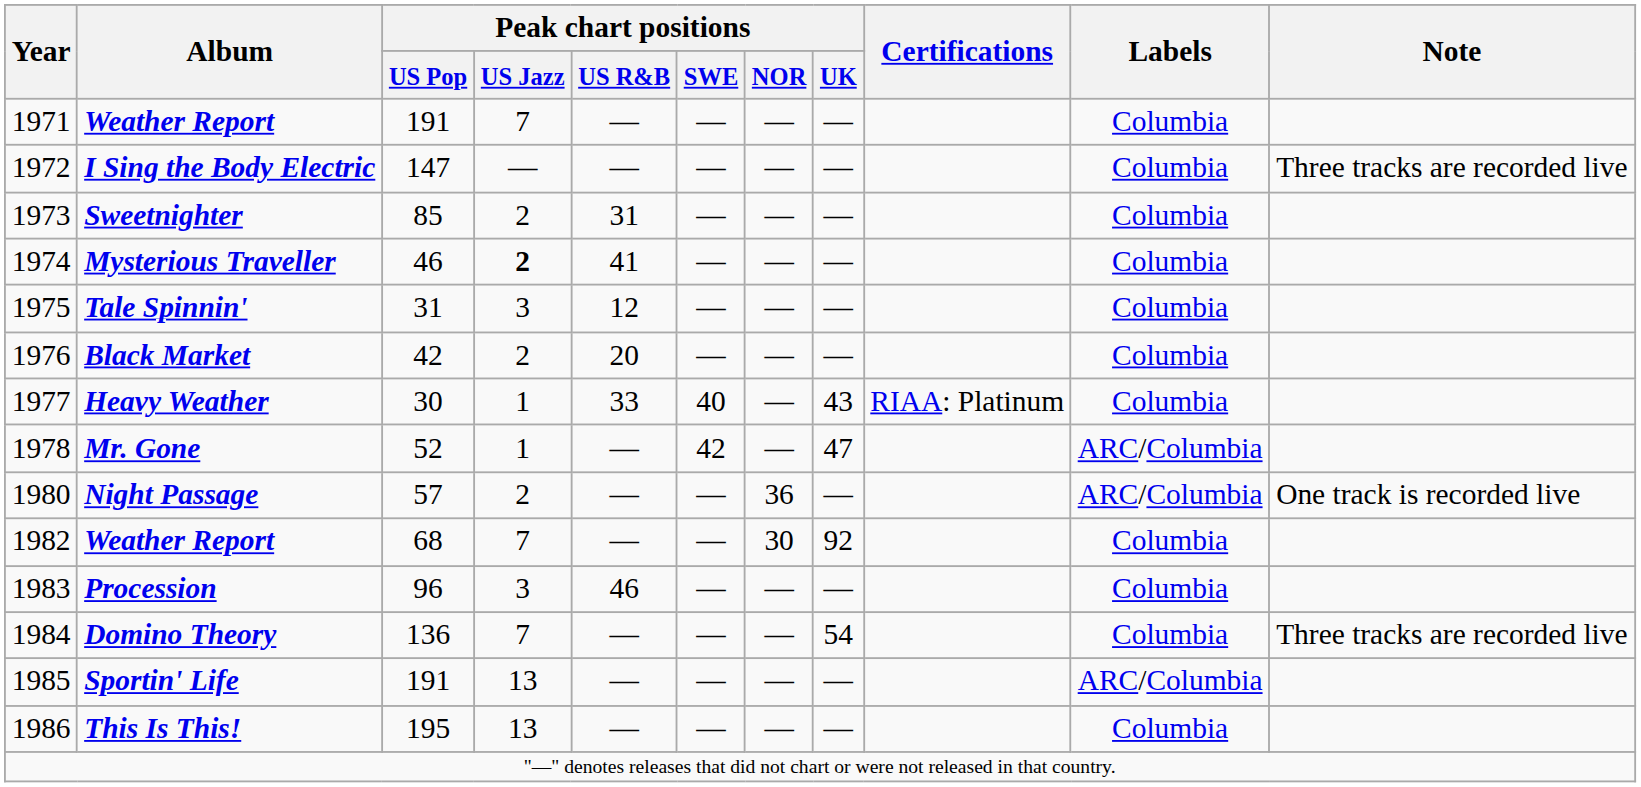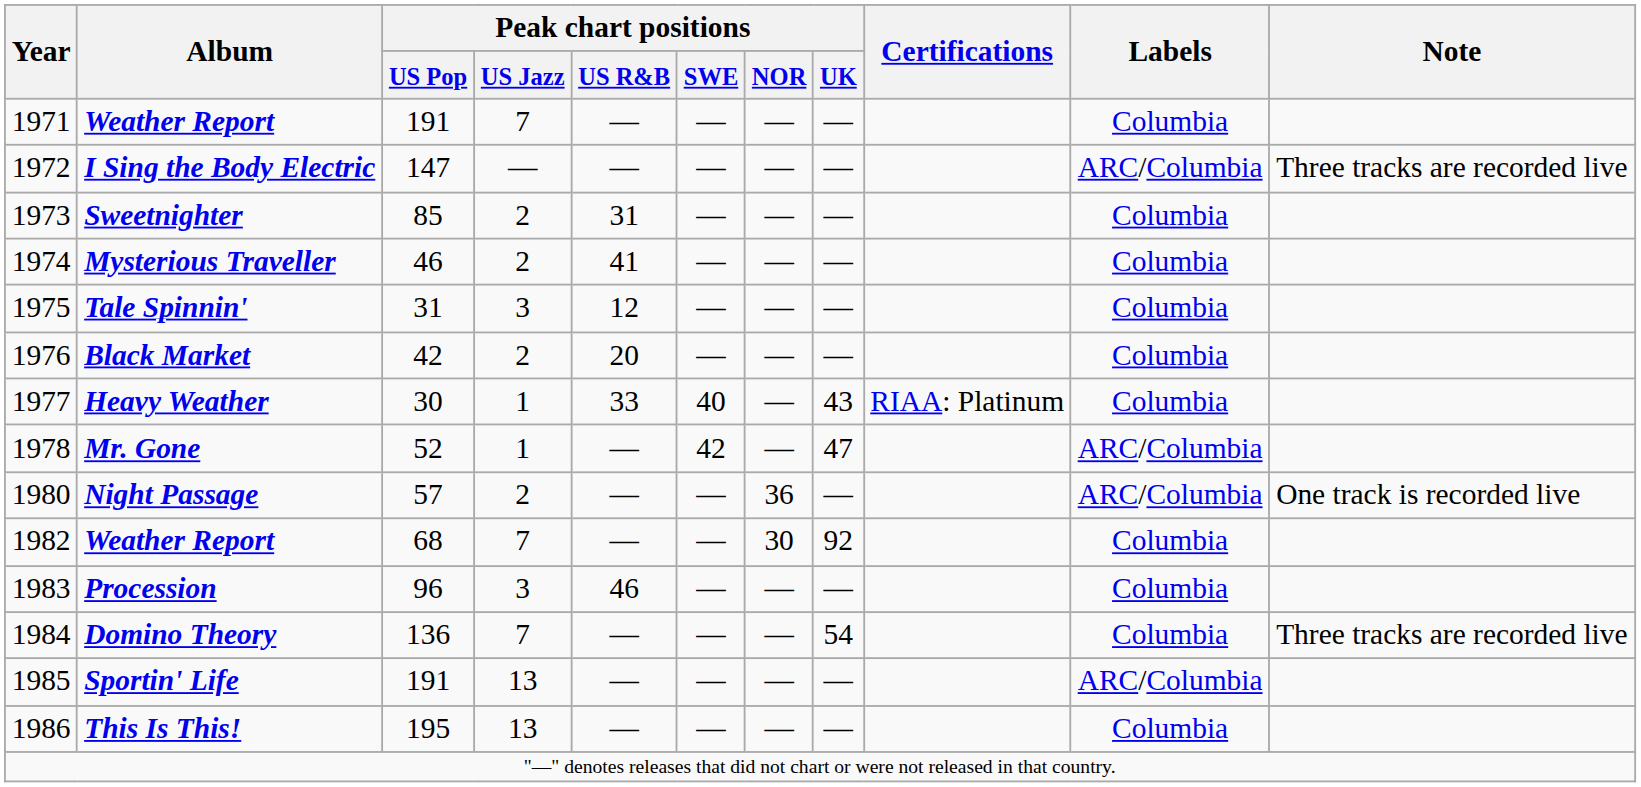(1170, 167) Columbia -> (1170, 167) ARC/Columbia
(523, 261) bold -> (523, 261) normal
